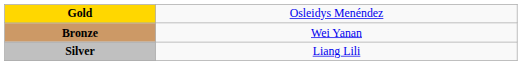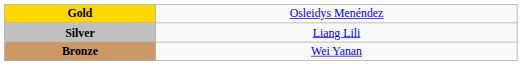rows swapped: (80, 51) <-> (80, 32)
